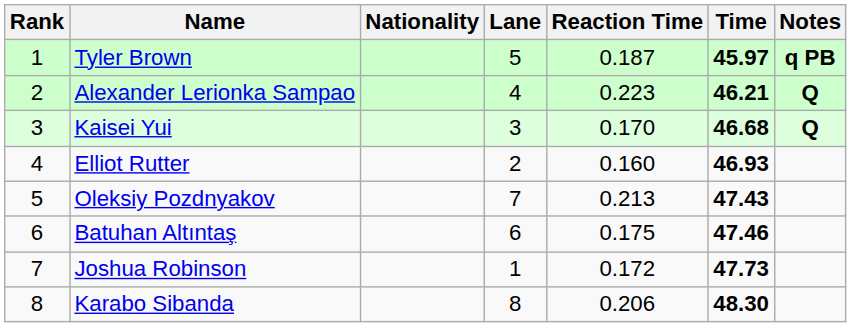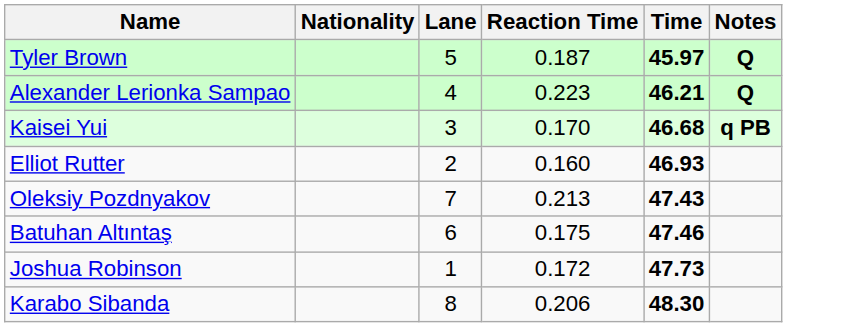- column: (37, 22)
(810, 57) q PB -> (746, 57) Q
(810, 127) Q -> (746, 127) q PB
